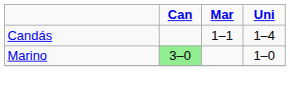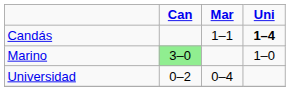(264, 36) normal -> (264, 36) bold
+ row: (42, 77)
